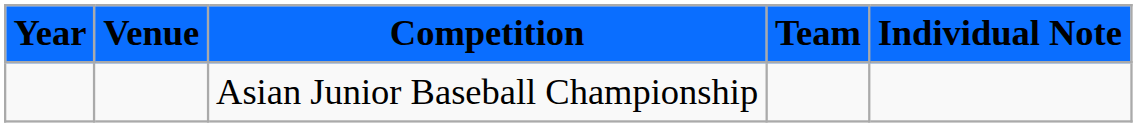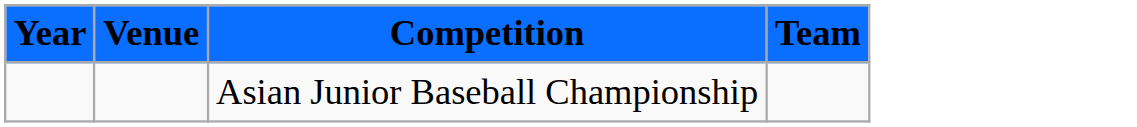- column: (1000, 33)
